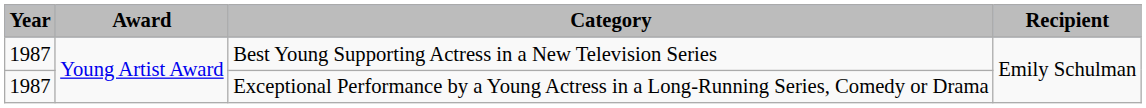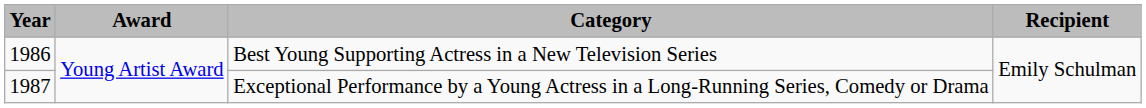(30, 53) 1987 -> (30, 53) 1986
